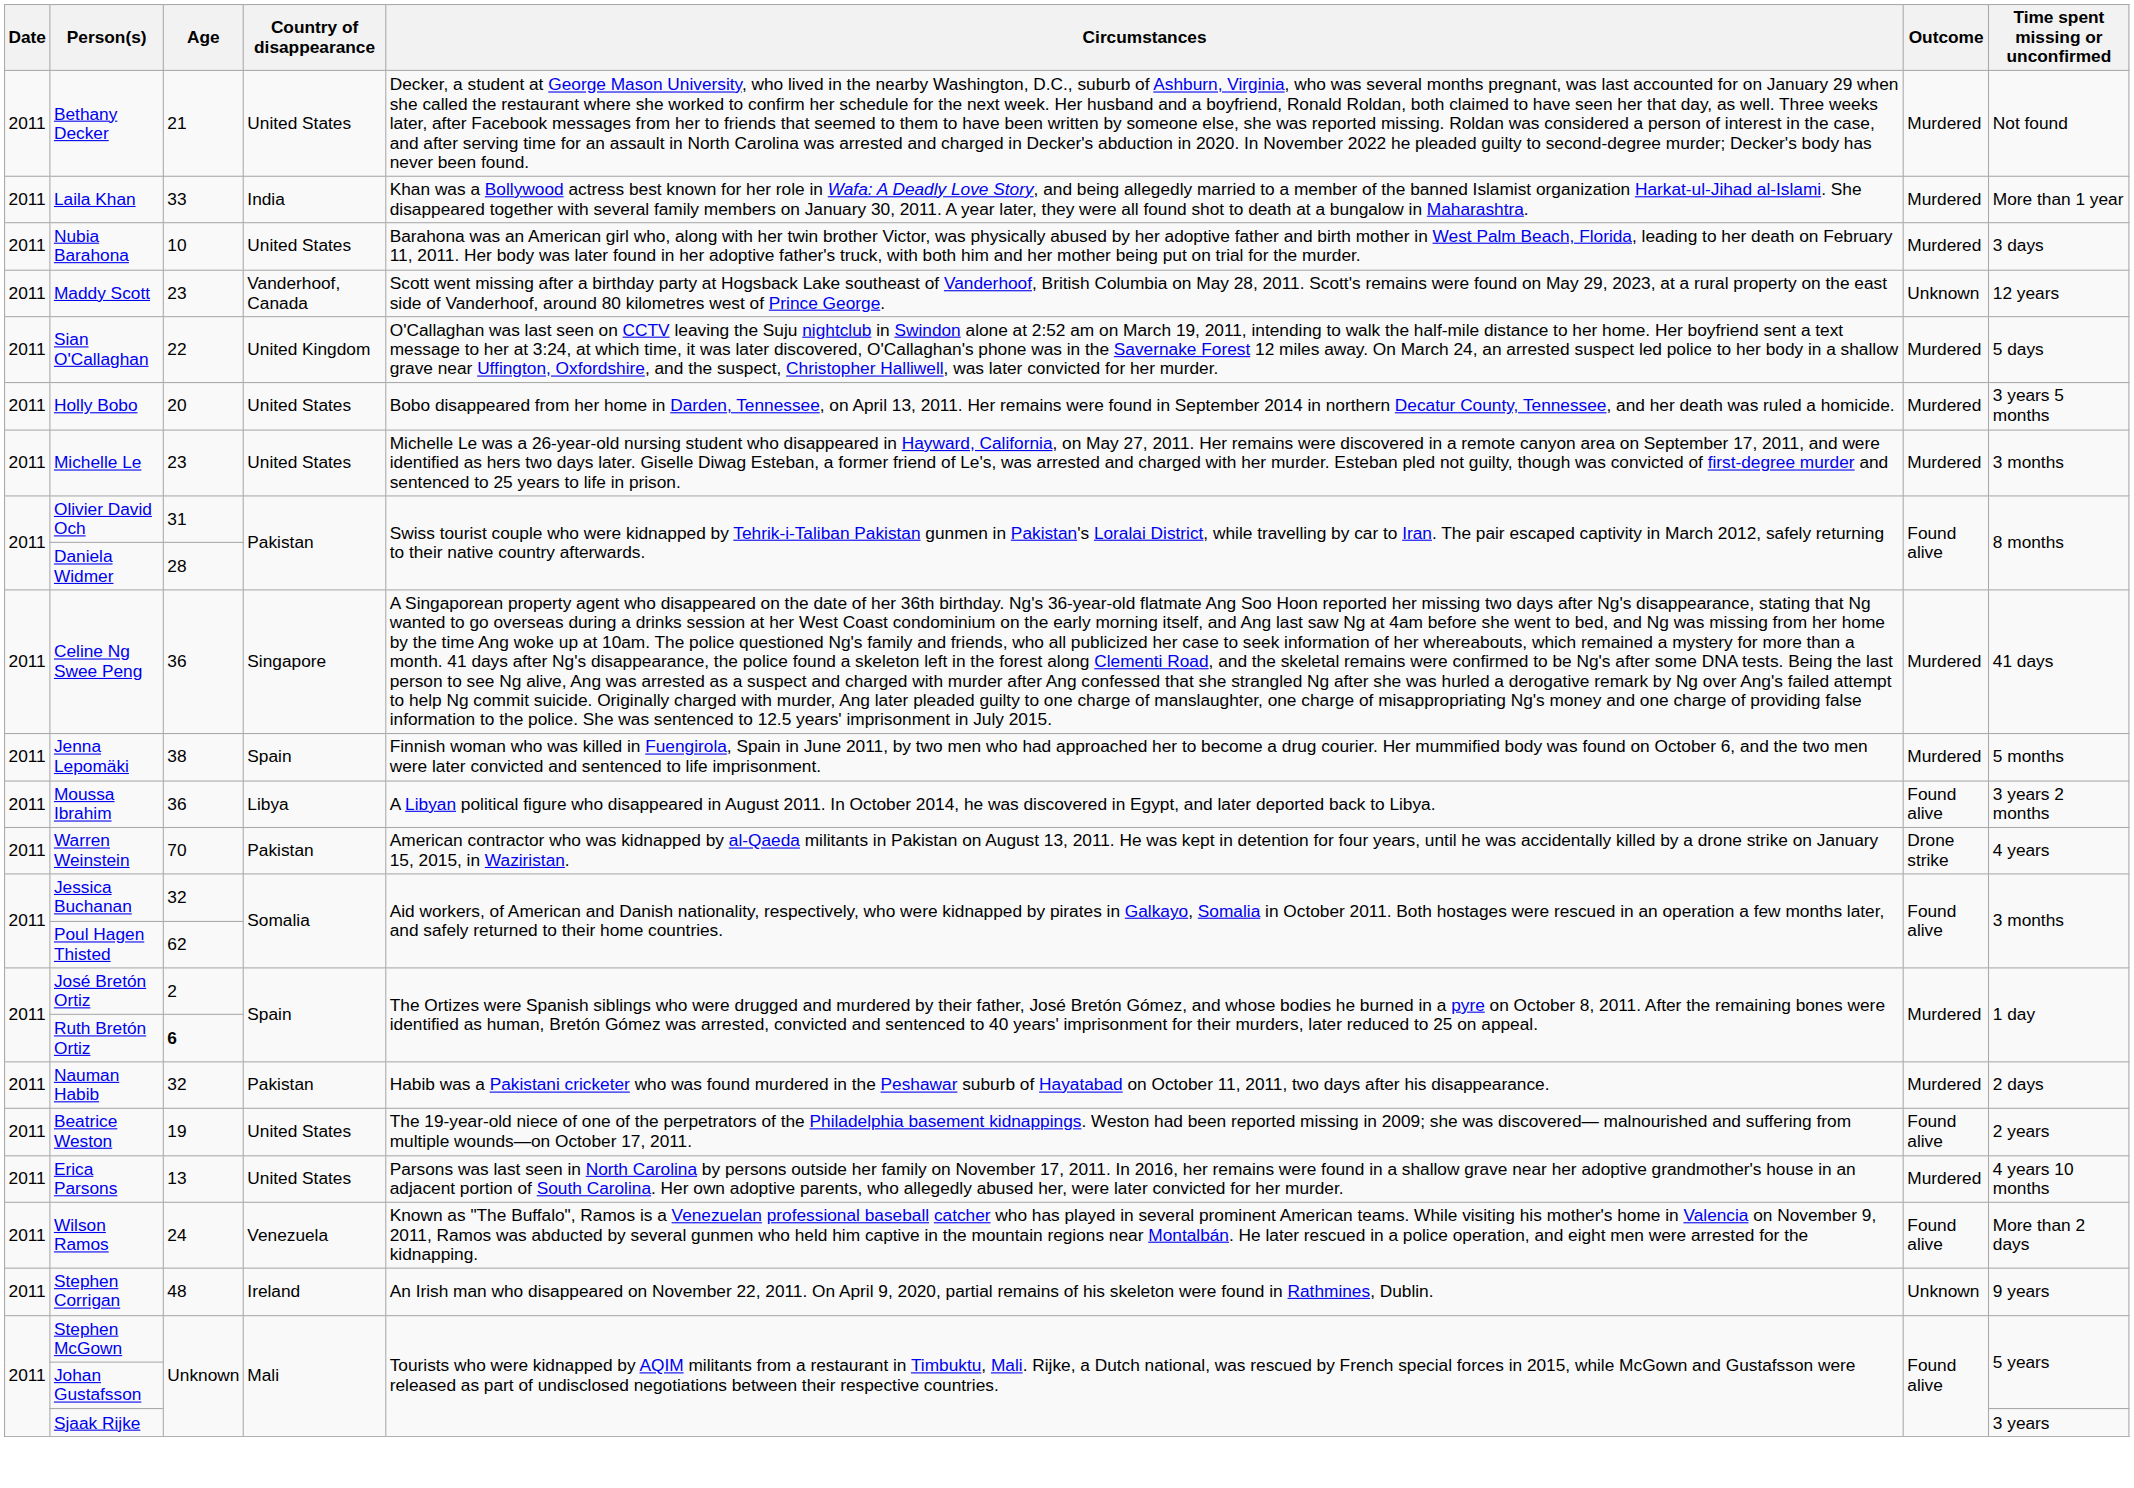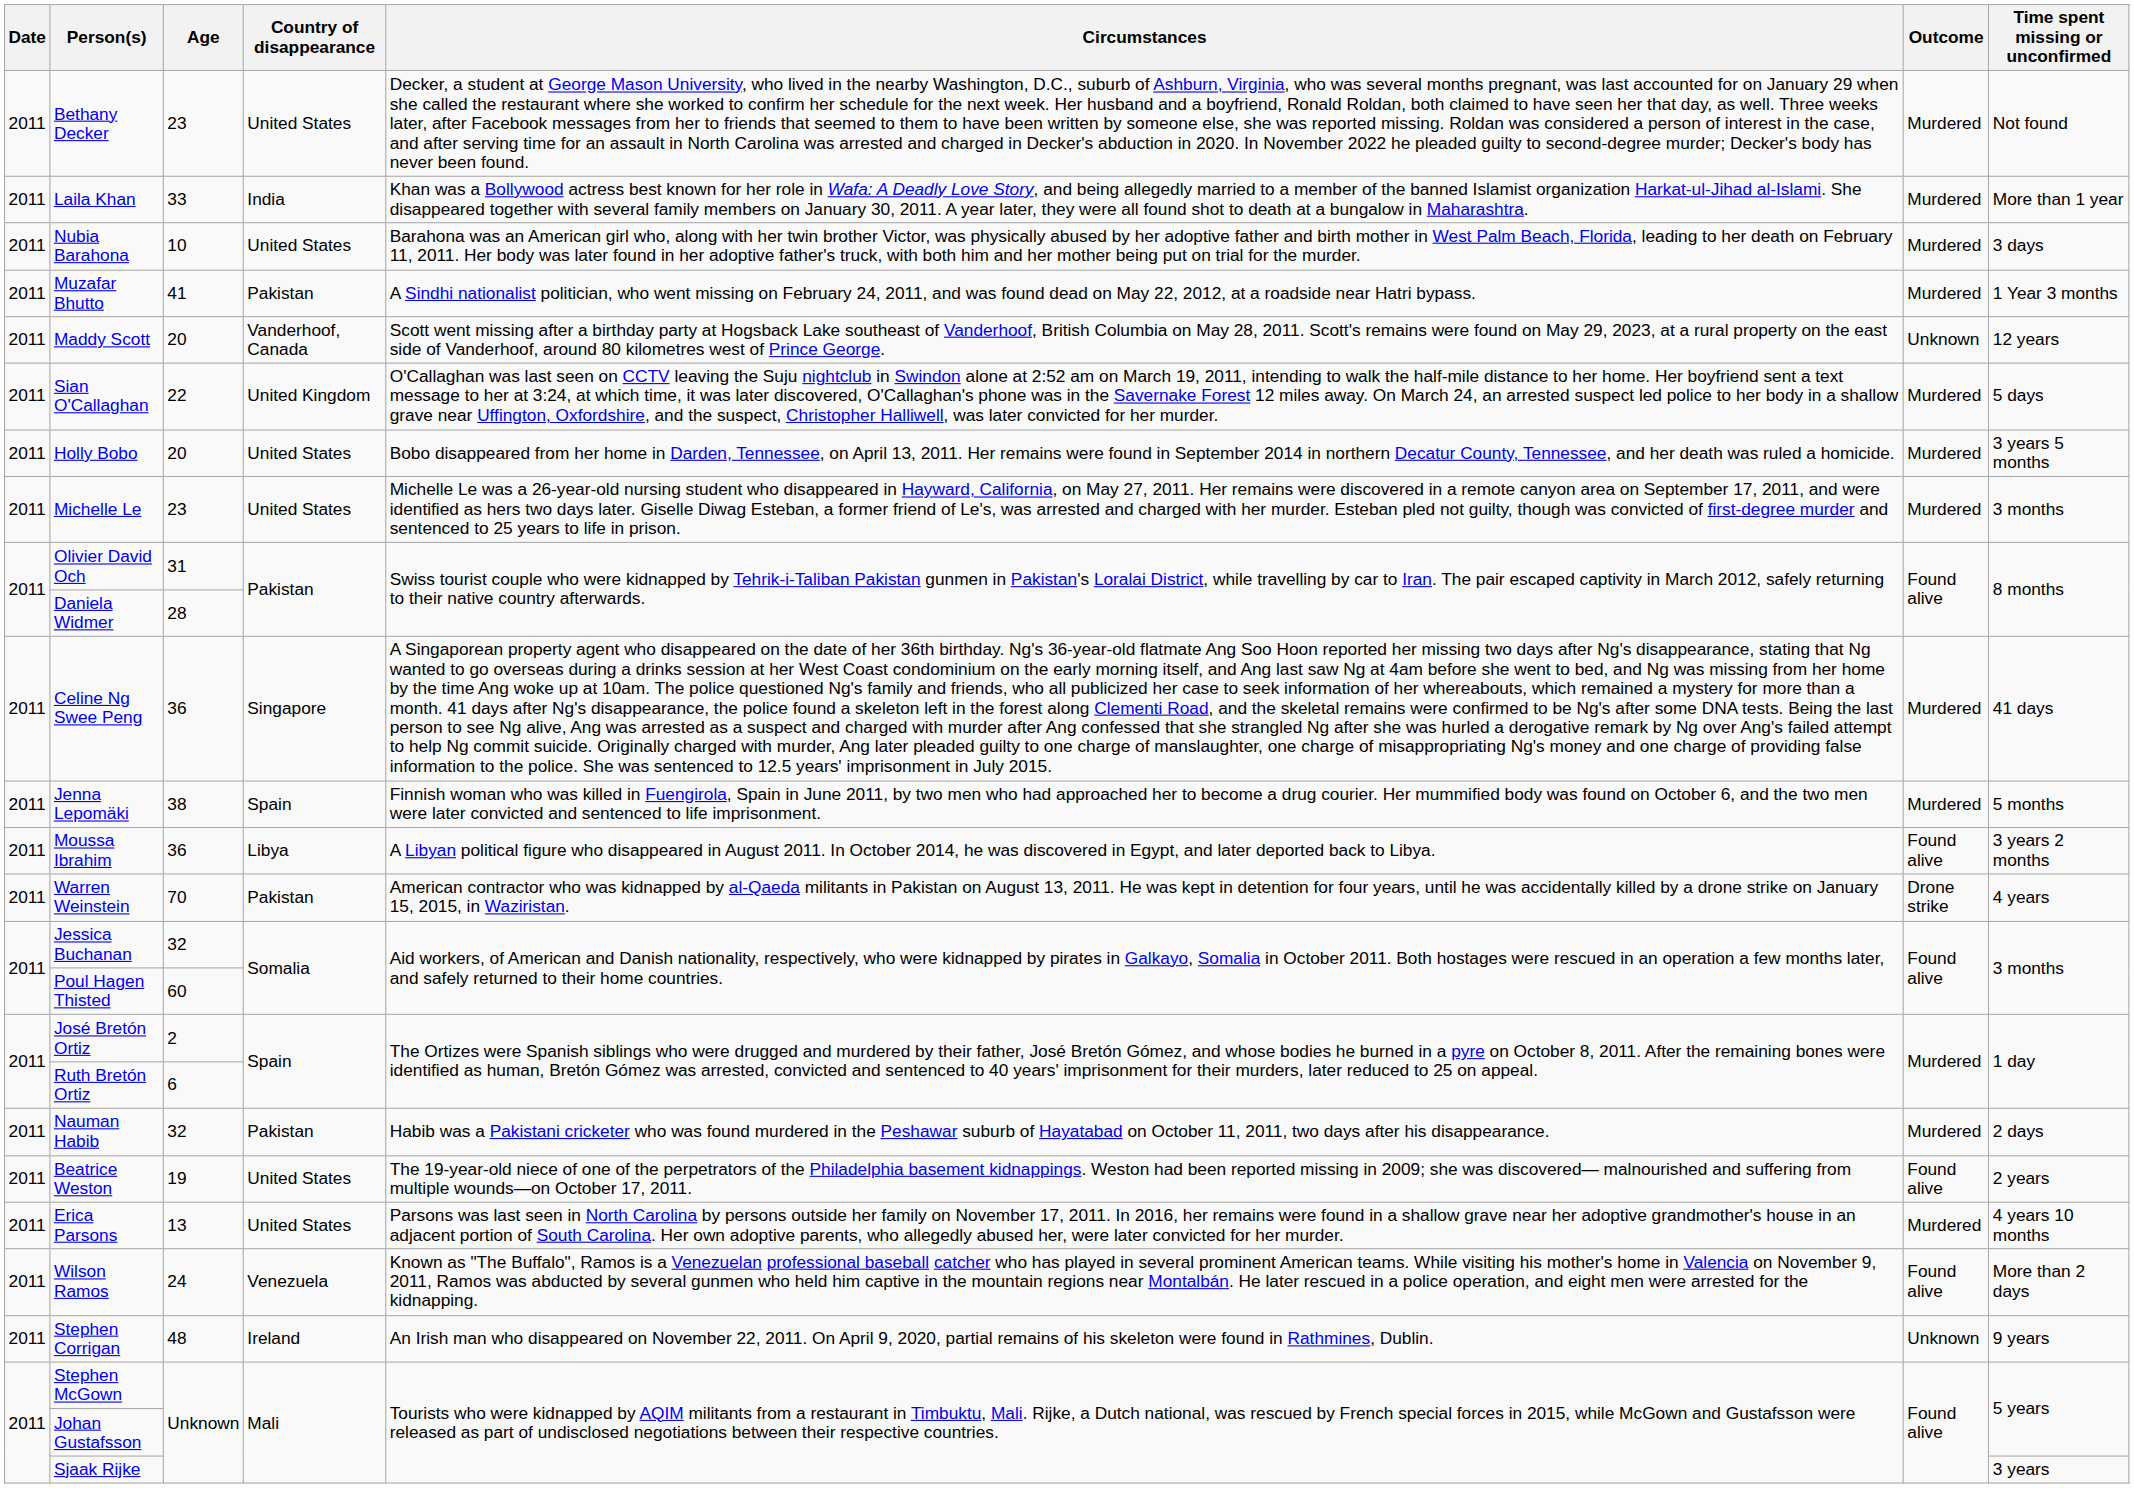(177, 123) 21 -> (177, 123) 23
+ row: (85, 293)
(177, 293) 23 -> (177, 339) 20
(177, 944) 62 -> (177, 991) 60
(172, 1038) bold -> (172, 1084) normal
